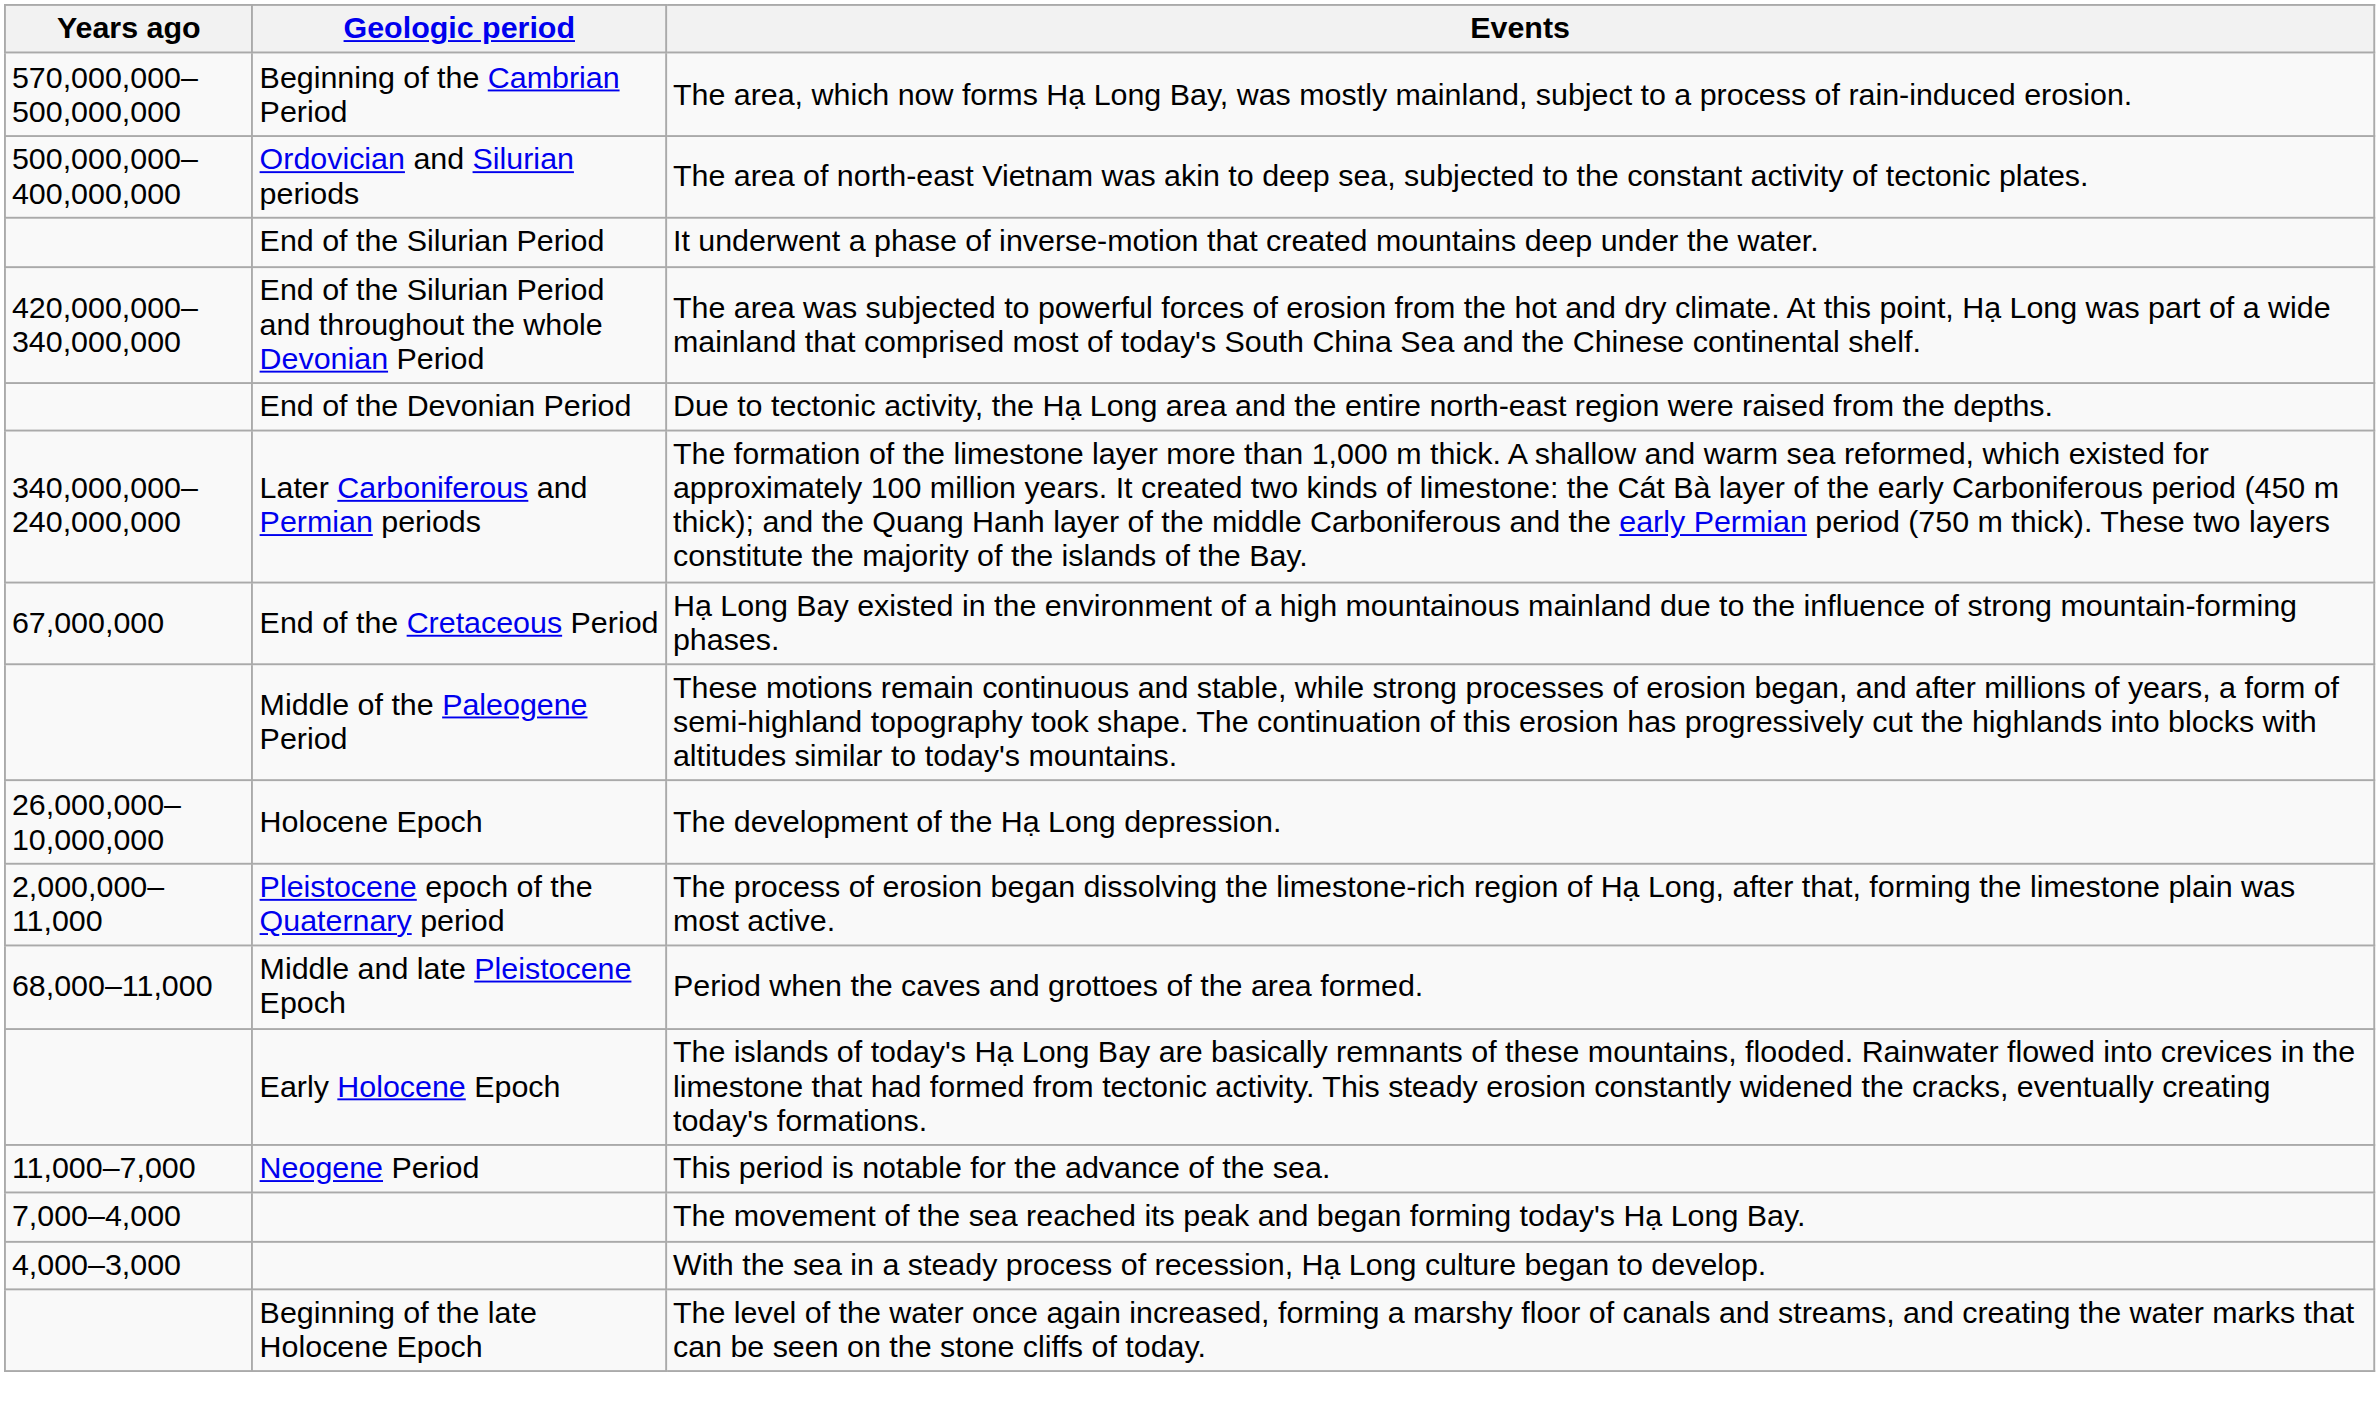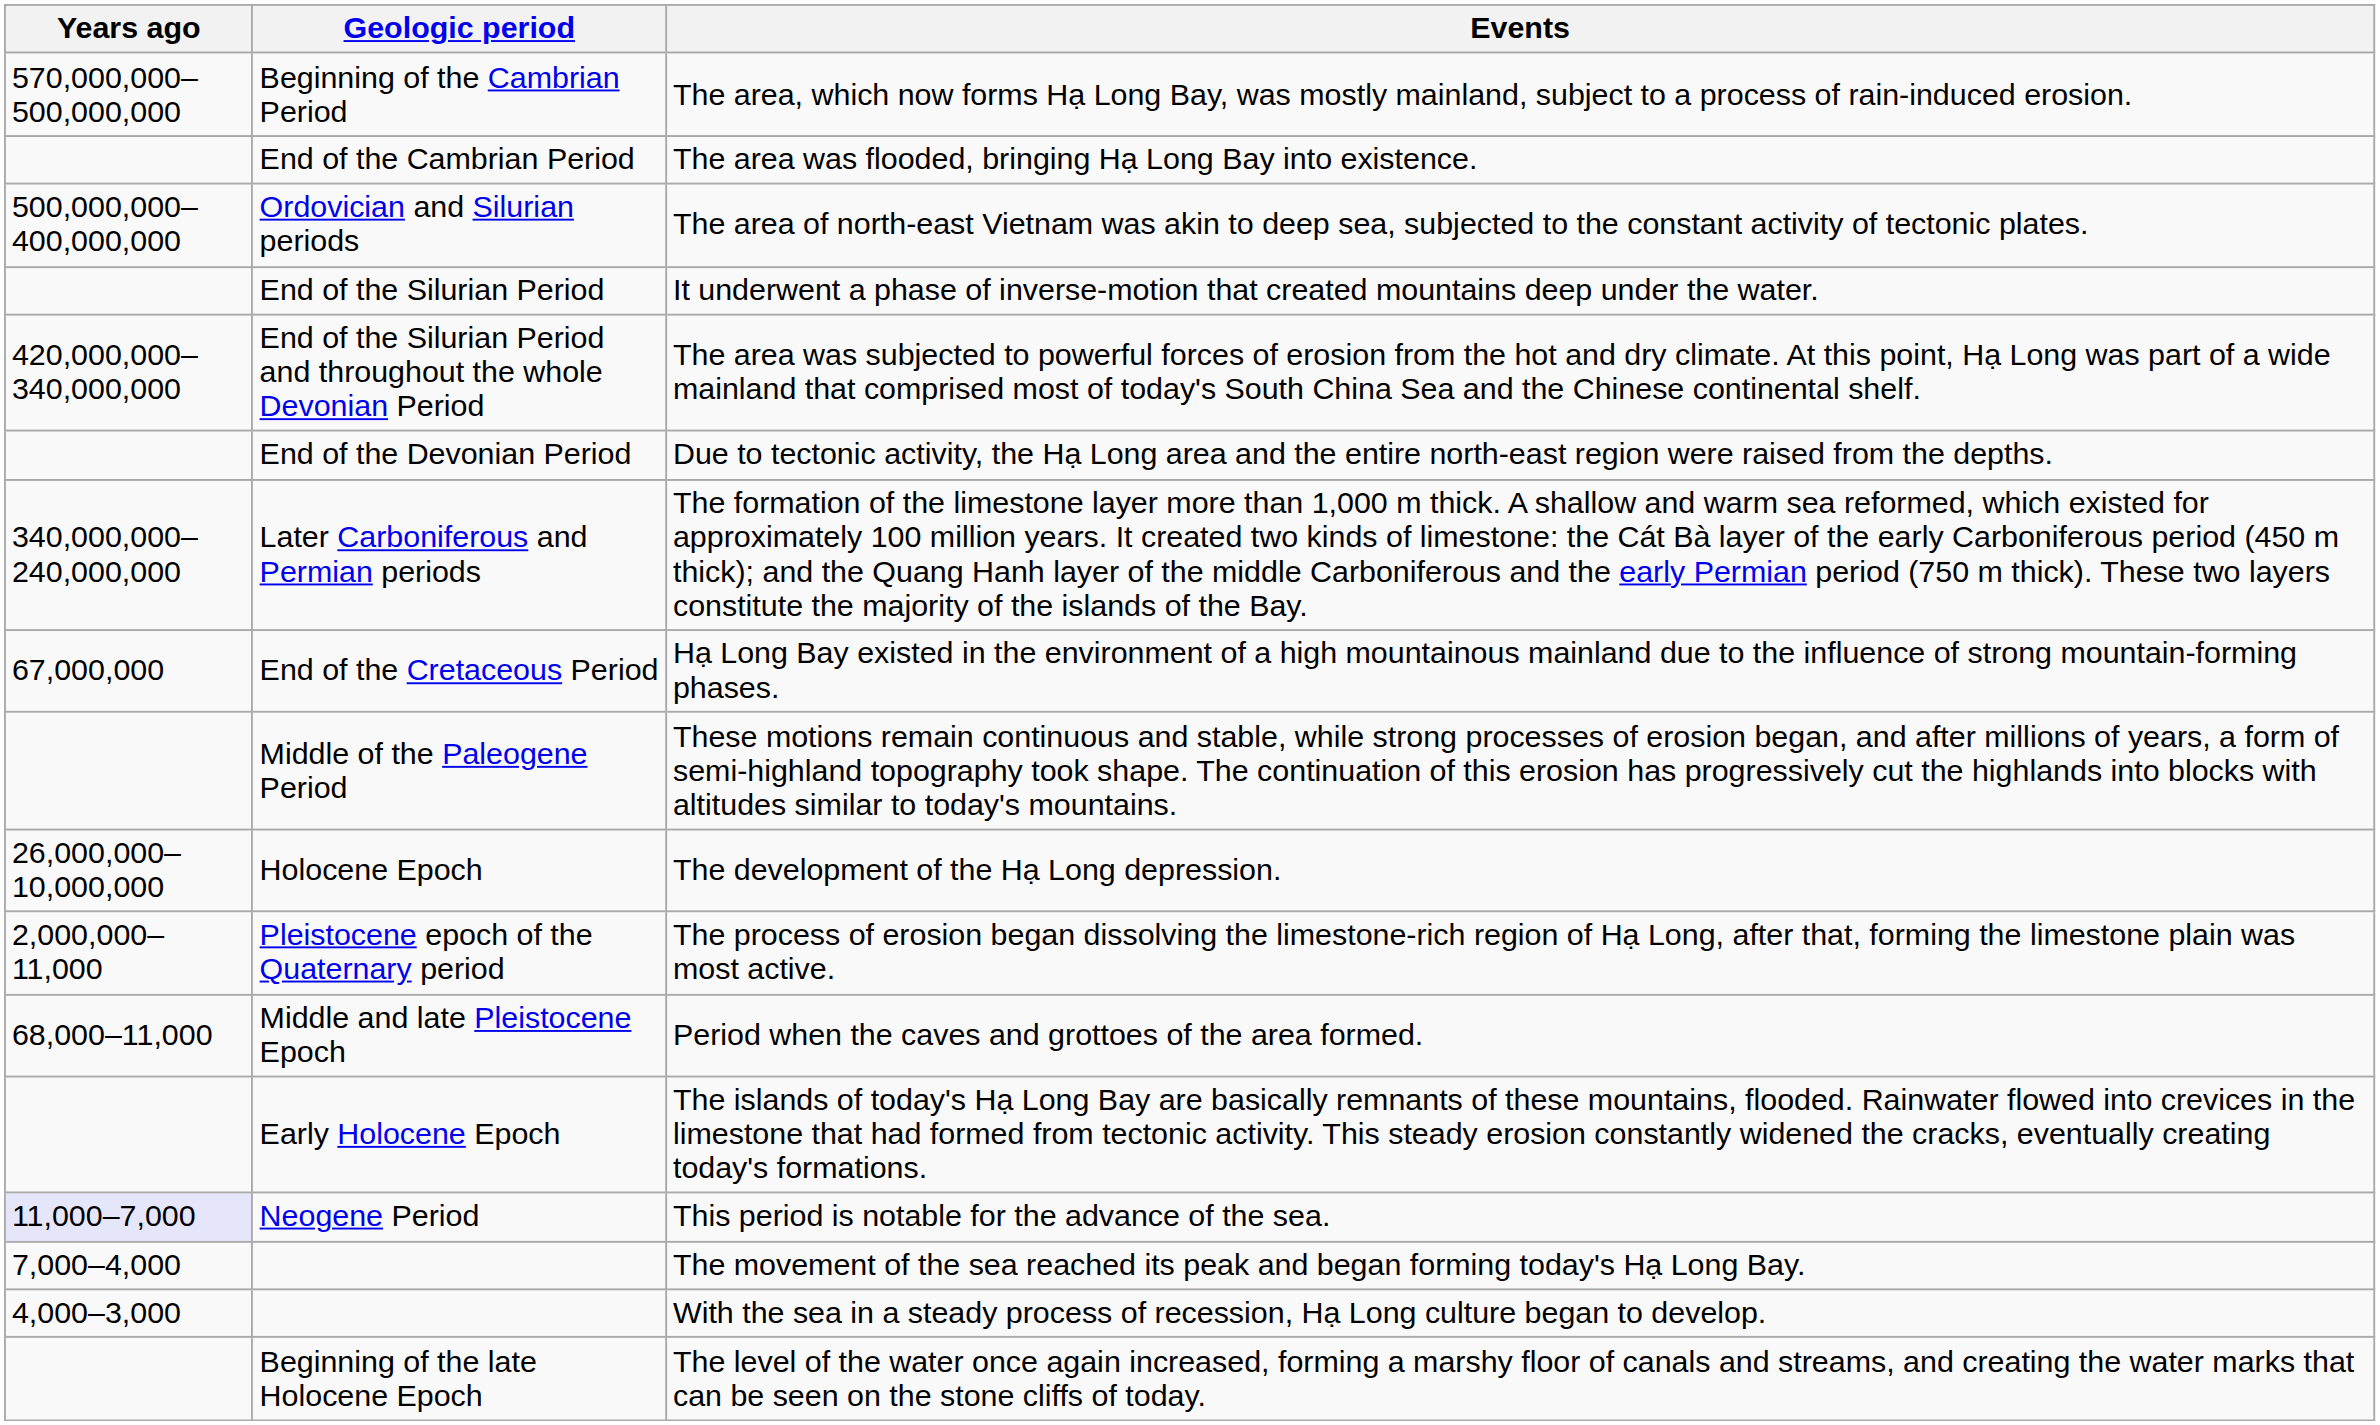+ row: (1075, 159)
(104, 1168) no background -> (104, 1216) lavender background
